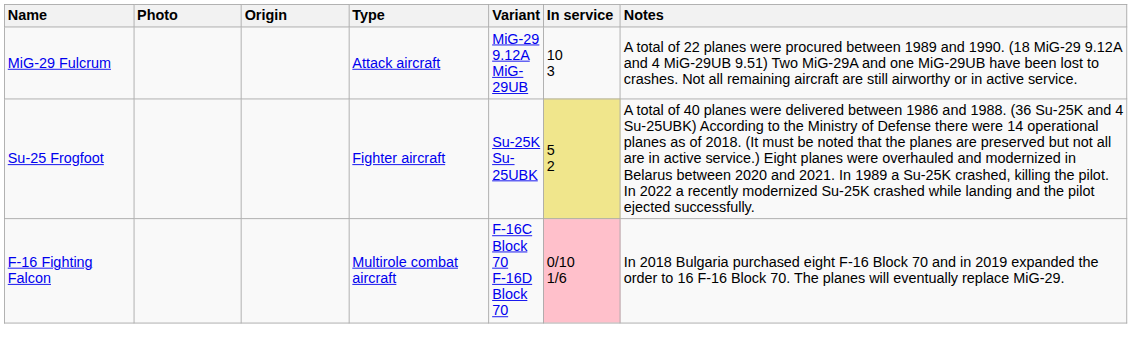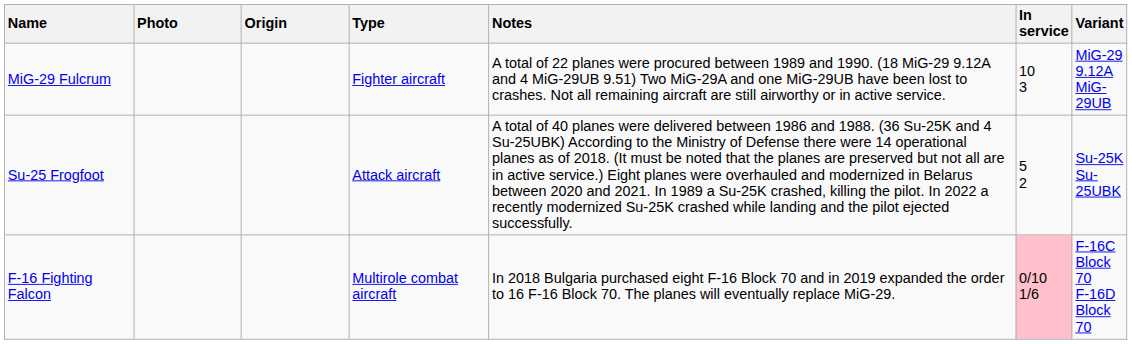columns swapped: (516, 15) <-> (644, 15)
(396, 63) Attack aircraft -> (399, 79) Fighter aircraft
(399, 158) Fighter aircraft -> (396, 174) Attack aircraft
(551, 158) khaki background -> (1023, 174) no background
